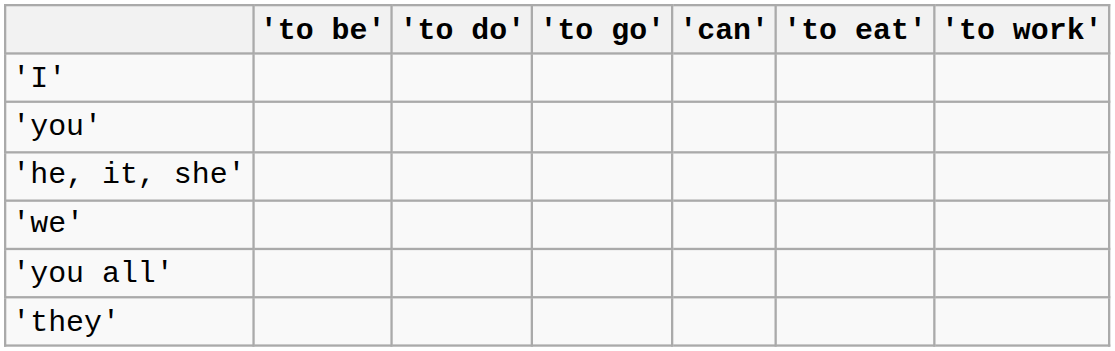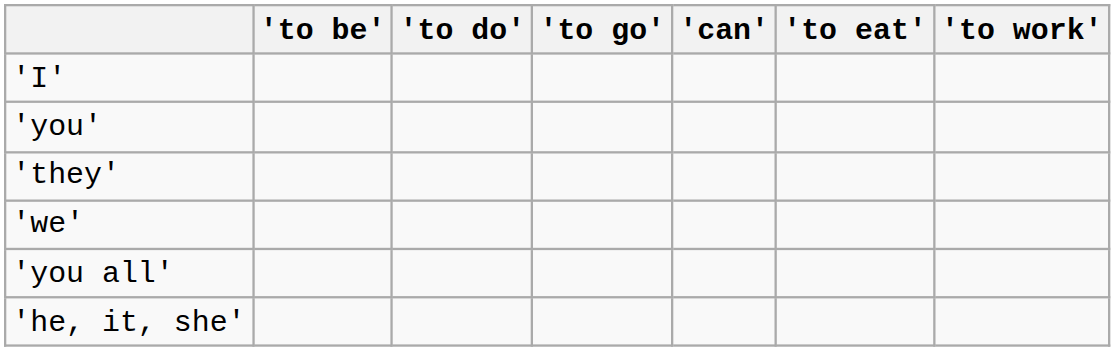rows swapped: (129, 176) <-> (66, 322)
